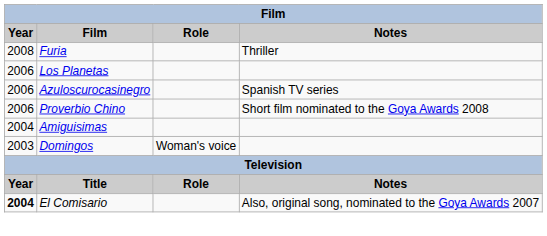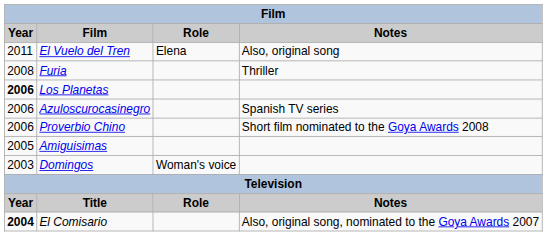+ row: (85, 52)
(21, 71) normal -> (21, 90) bold
(21, 128) 2004 -> (21, 146) 2005
